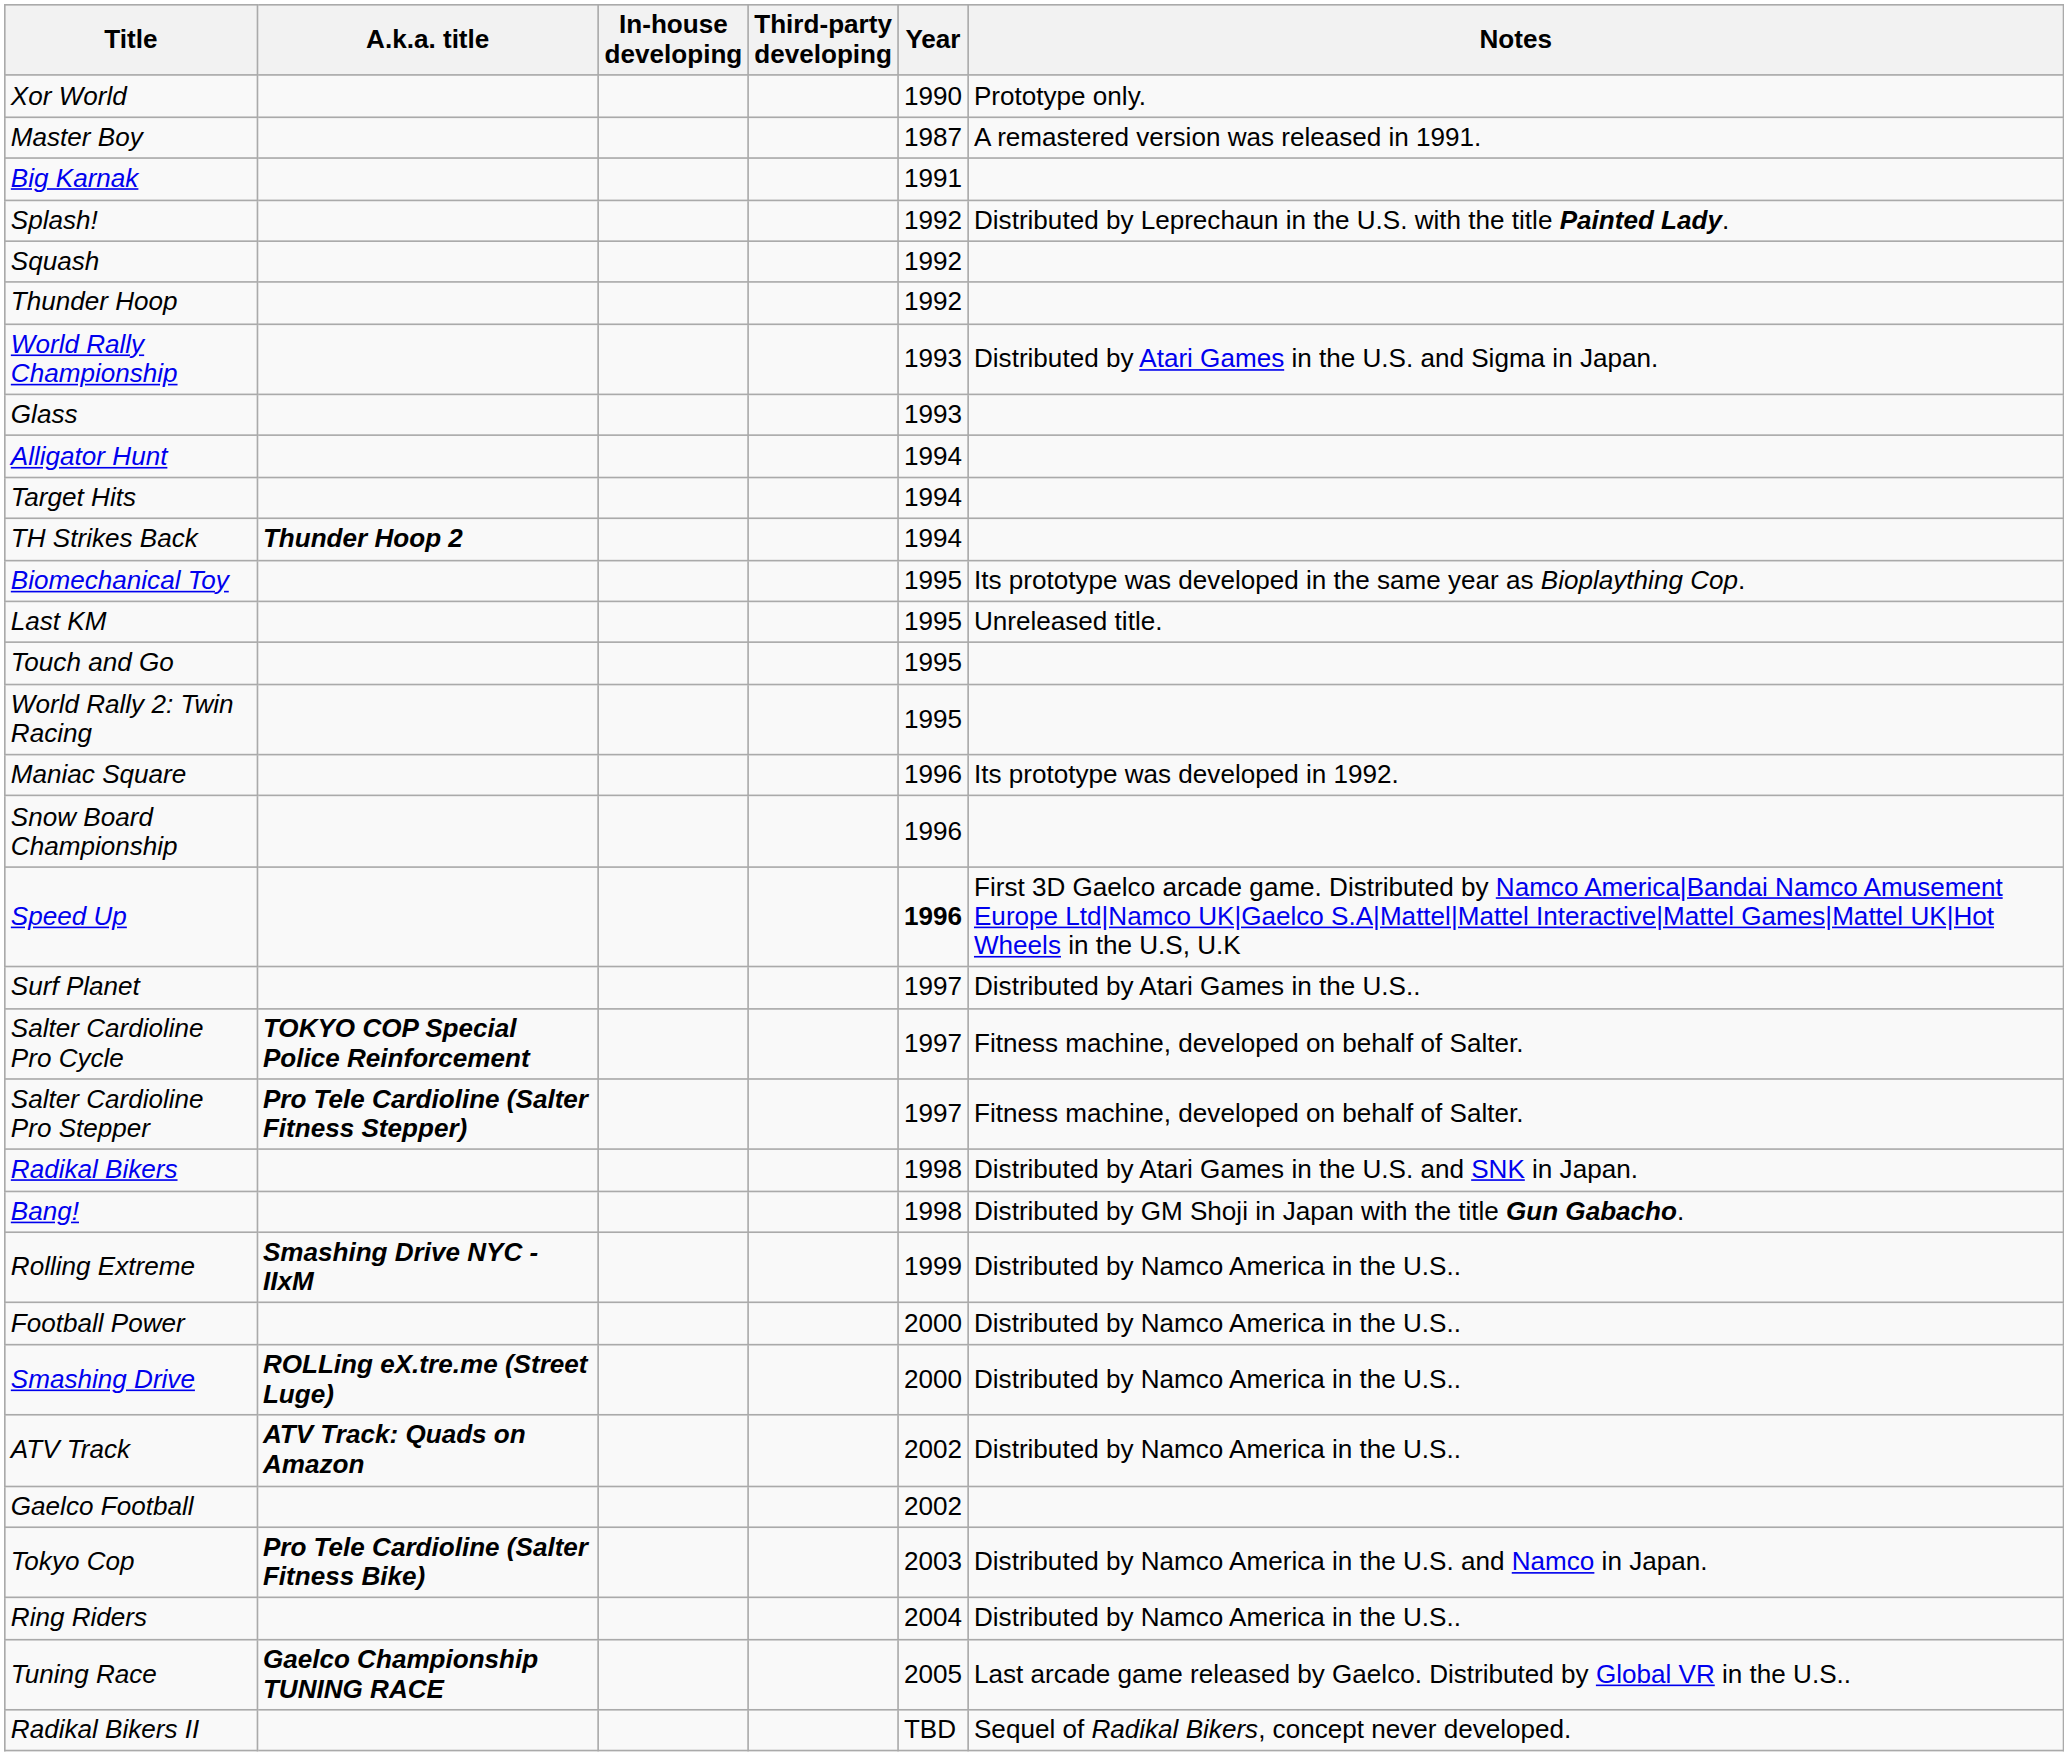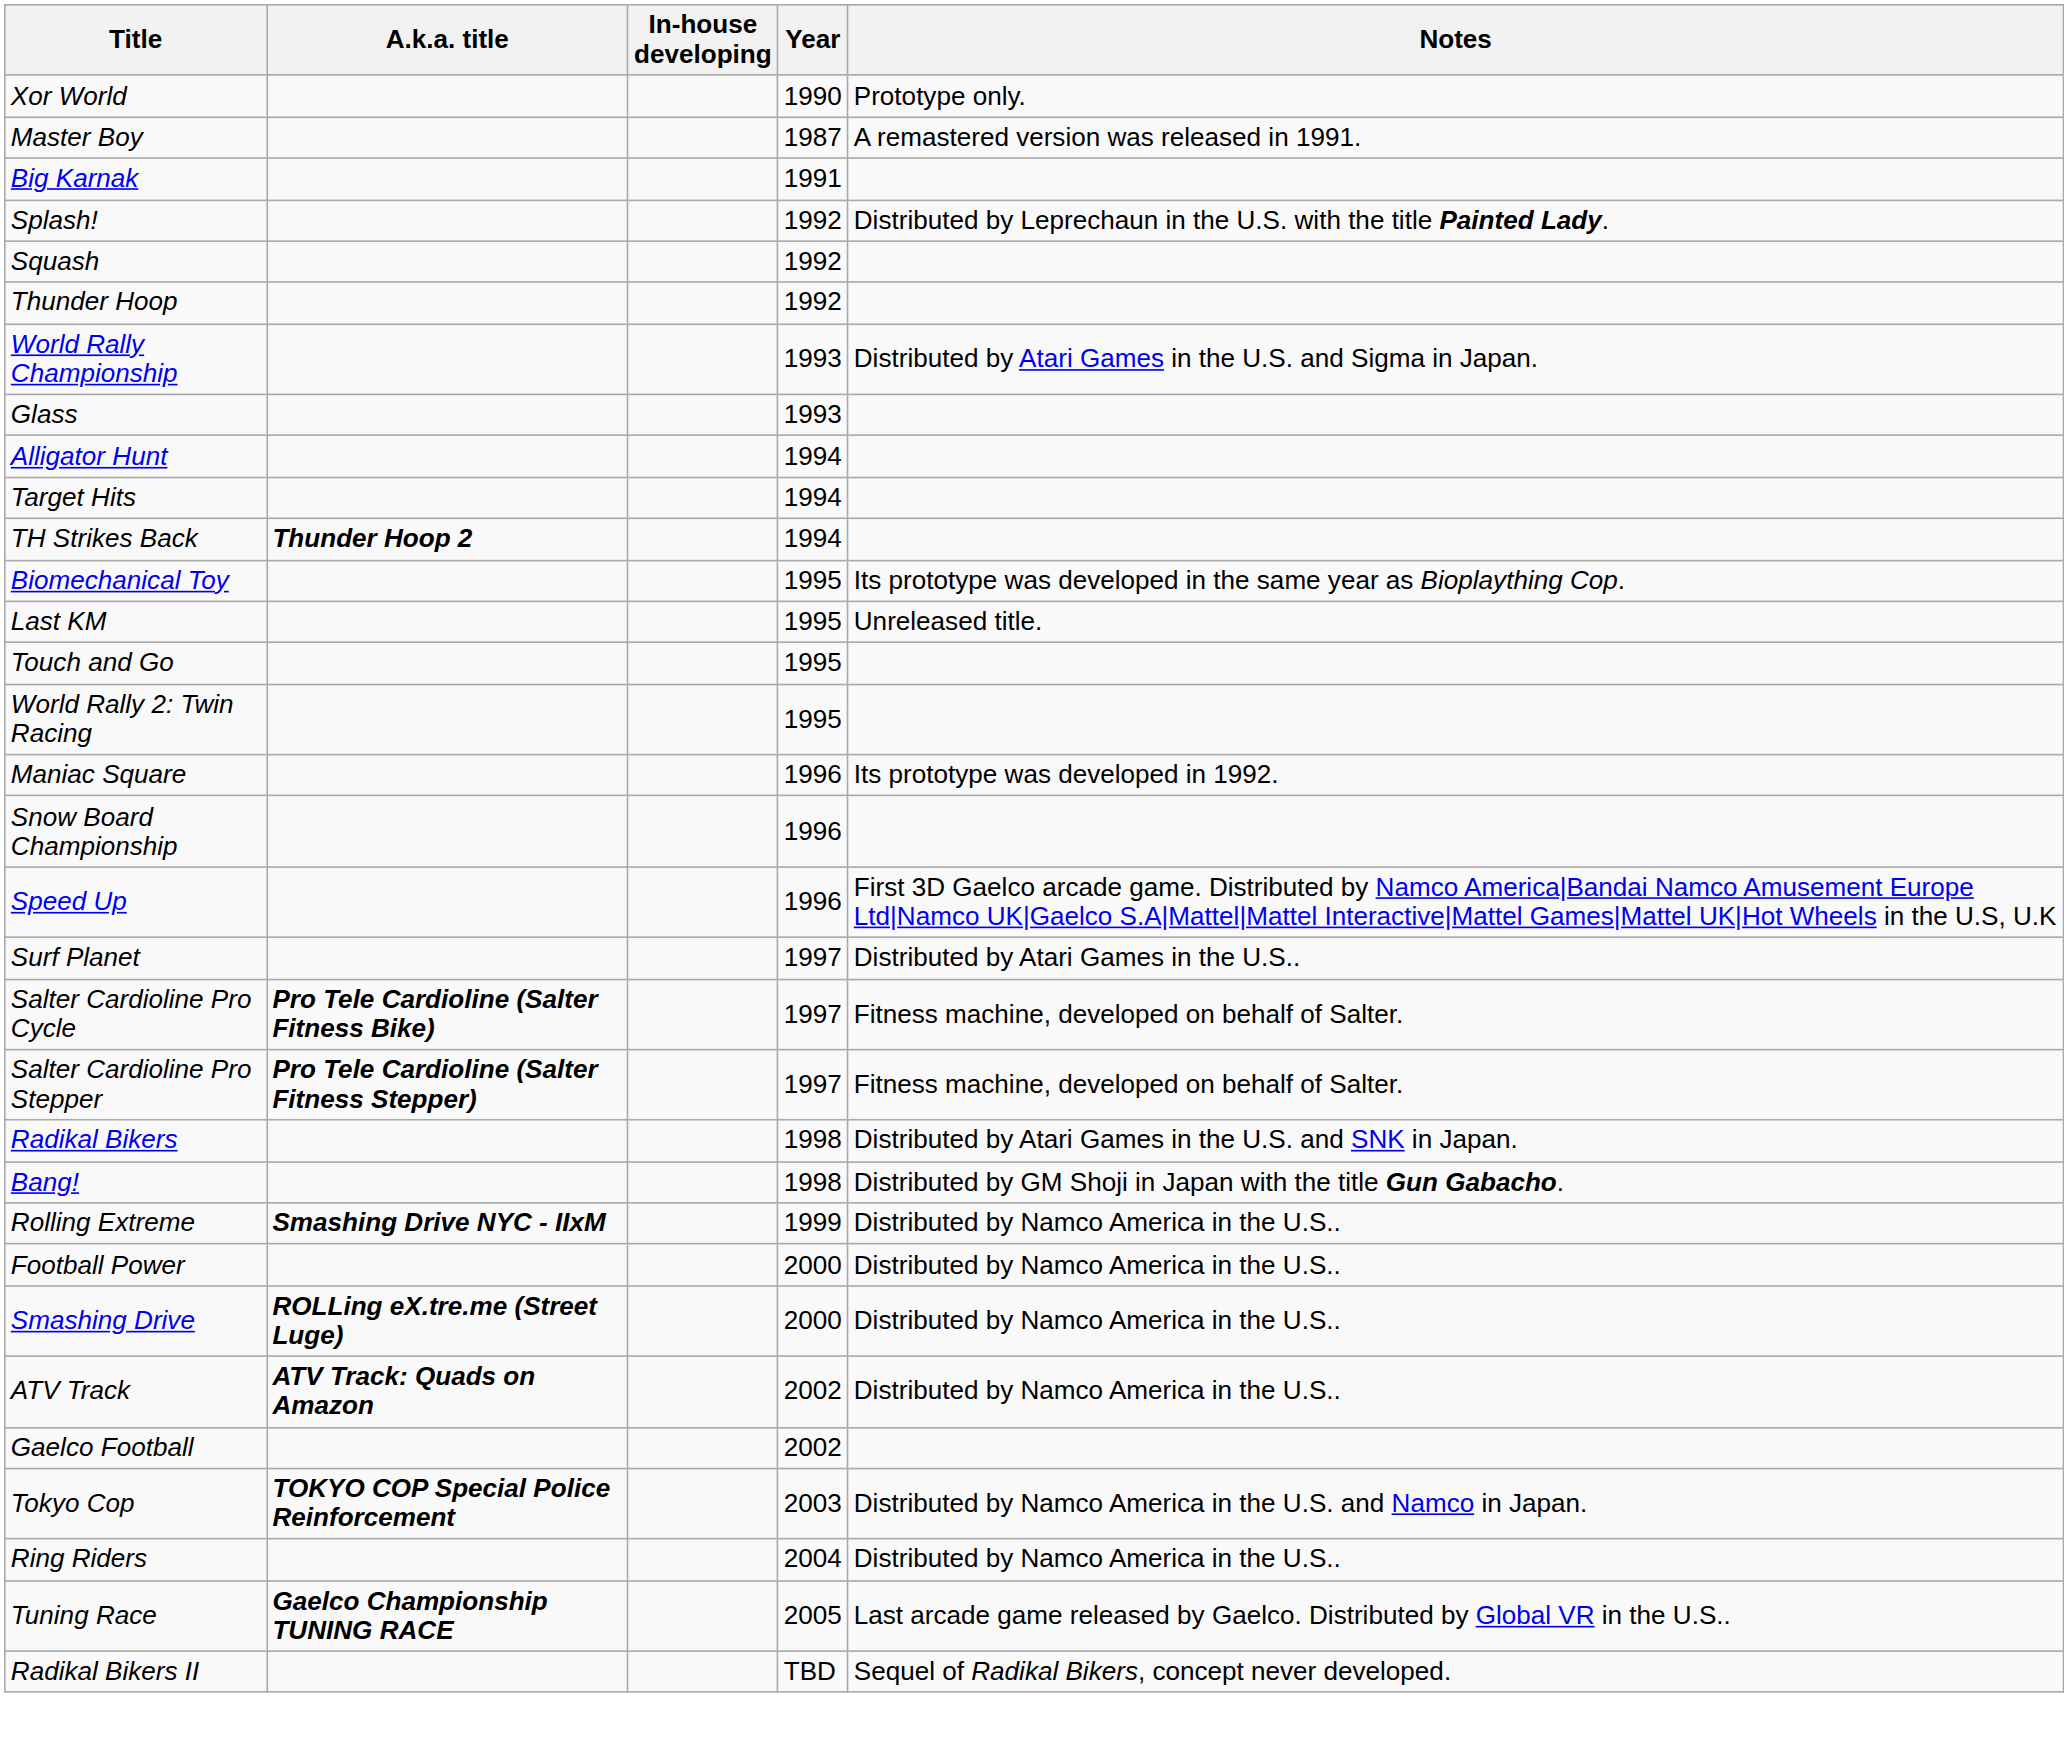- column: (823, 39)
(933, 916) bold -> (813, 901) normal
(396, 1043) TOKYO COP Special Police Reinforcement -> (435, 1013) Pro Tele Cardioline (Salter Fitness Bike)
(425, 1562) Pro Tele Cardioline (Salter Fitness Bike) -> (441, 1503) TOKYO COP Special Police Reinforcement
